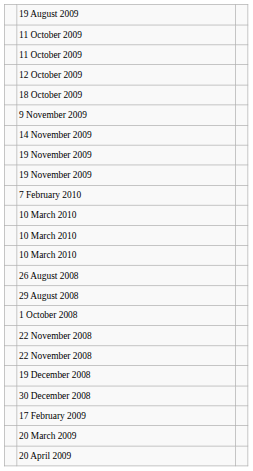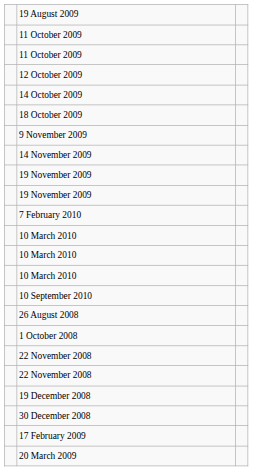+ row: (11, 95)
+ row: (11, 296)
- row: (11, 296)
- row: (11, 456)
